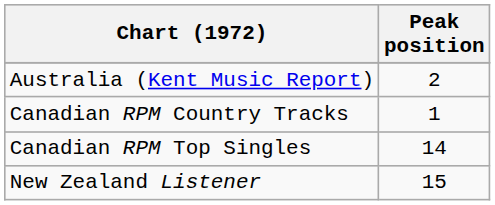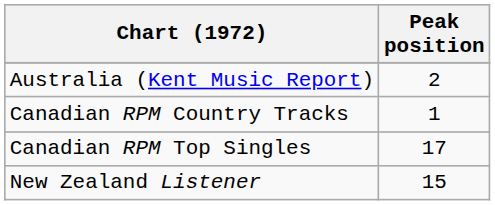(434, 148) 14 -> (434, 148) 17
